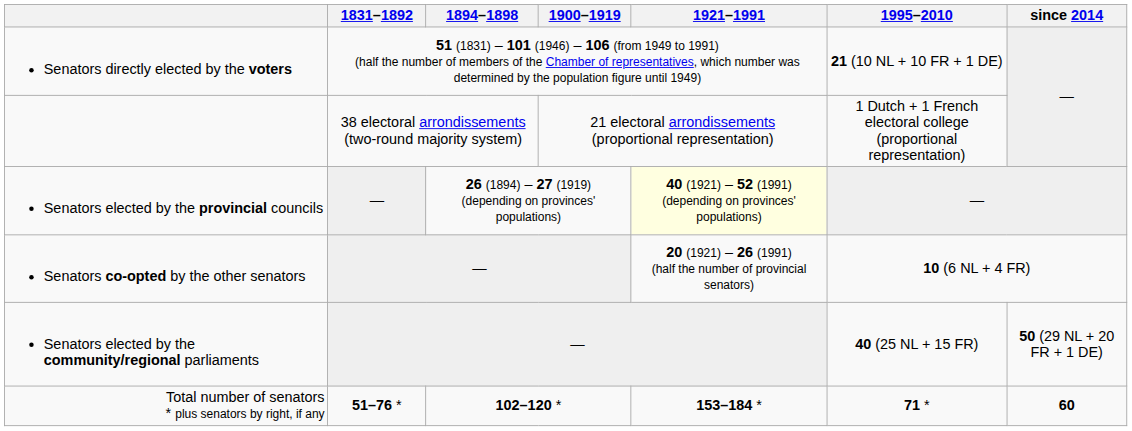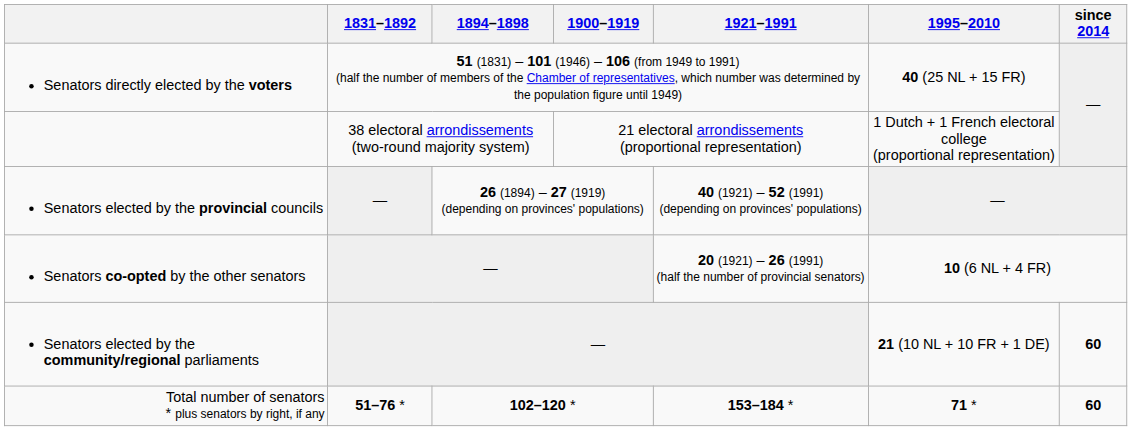(917, 61) 21 (10 NL + 10 FR + 1 DE) -> (964, 77) 40 (25 NL + 15 FR)
(729, 200) lightyellow background -> (761, 200) no background
(917, 344) 40 (25 NL + 15 FR) -> (964, 344) 21 (10 NL + 10 FR + 1 DE)
(1067, 344) 50 (29 NL + 20 FR + 1 DE) -> (1093, 344) 60
